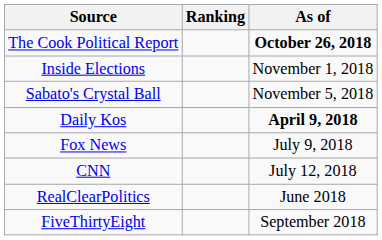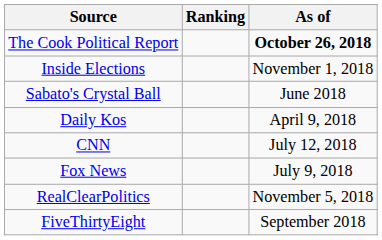(313, 94) November 5, 2018 -> (313, 94) June 2018
(313, 119) bold -> (313, 119) normal
rows swapped: (93, 145) <-> (93, 171)
(313, 196) June 2018 -> (313, 196) November 5, 2018
